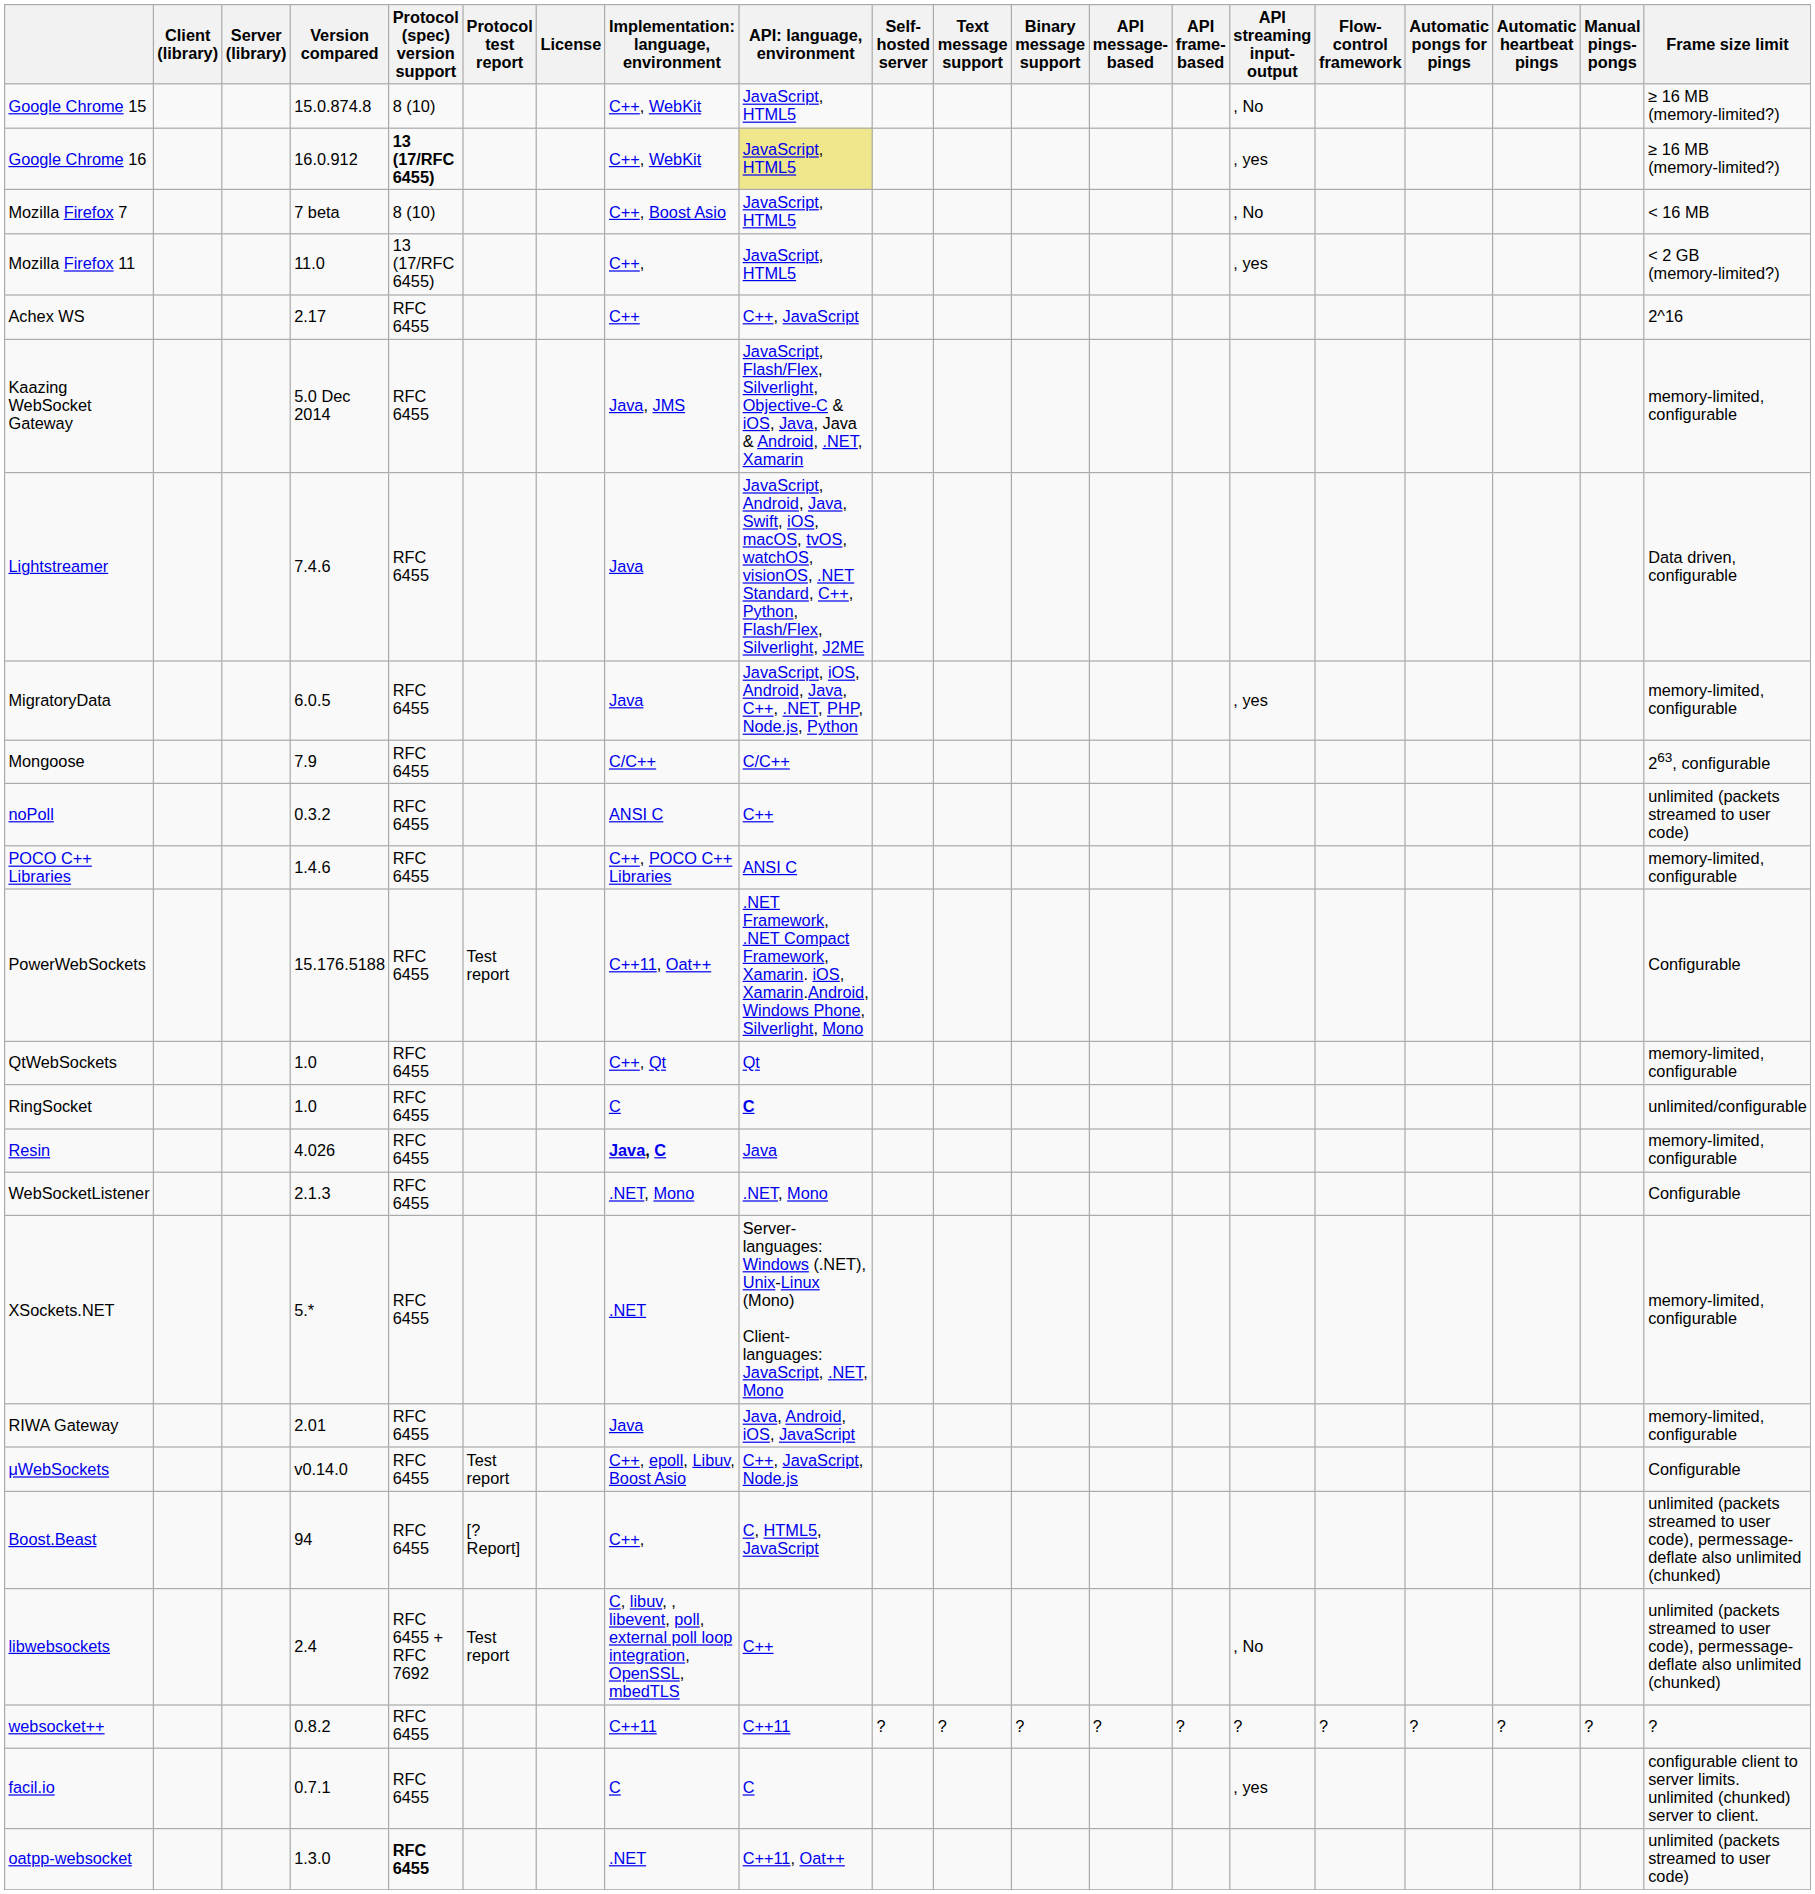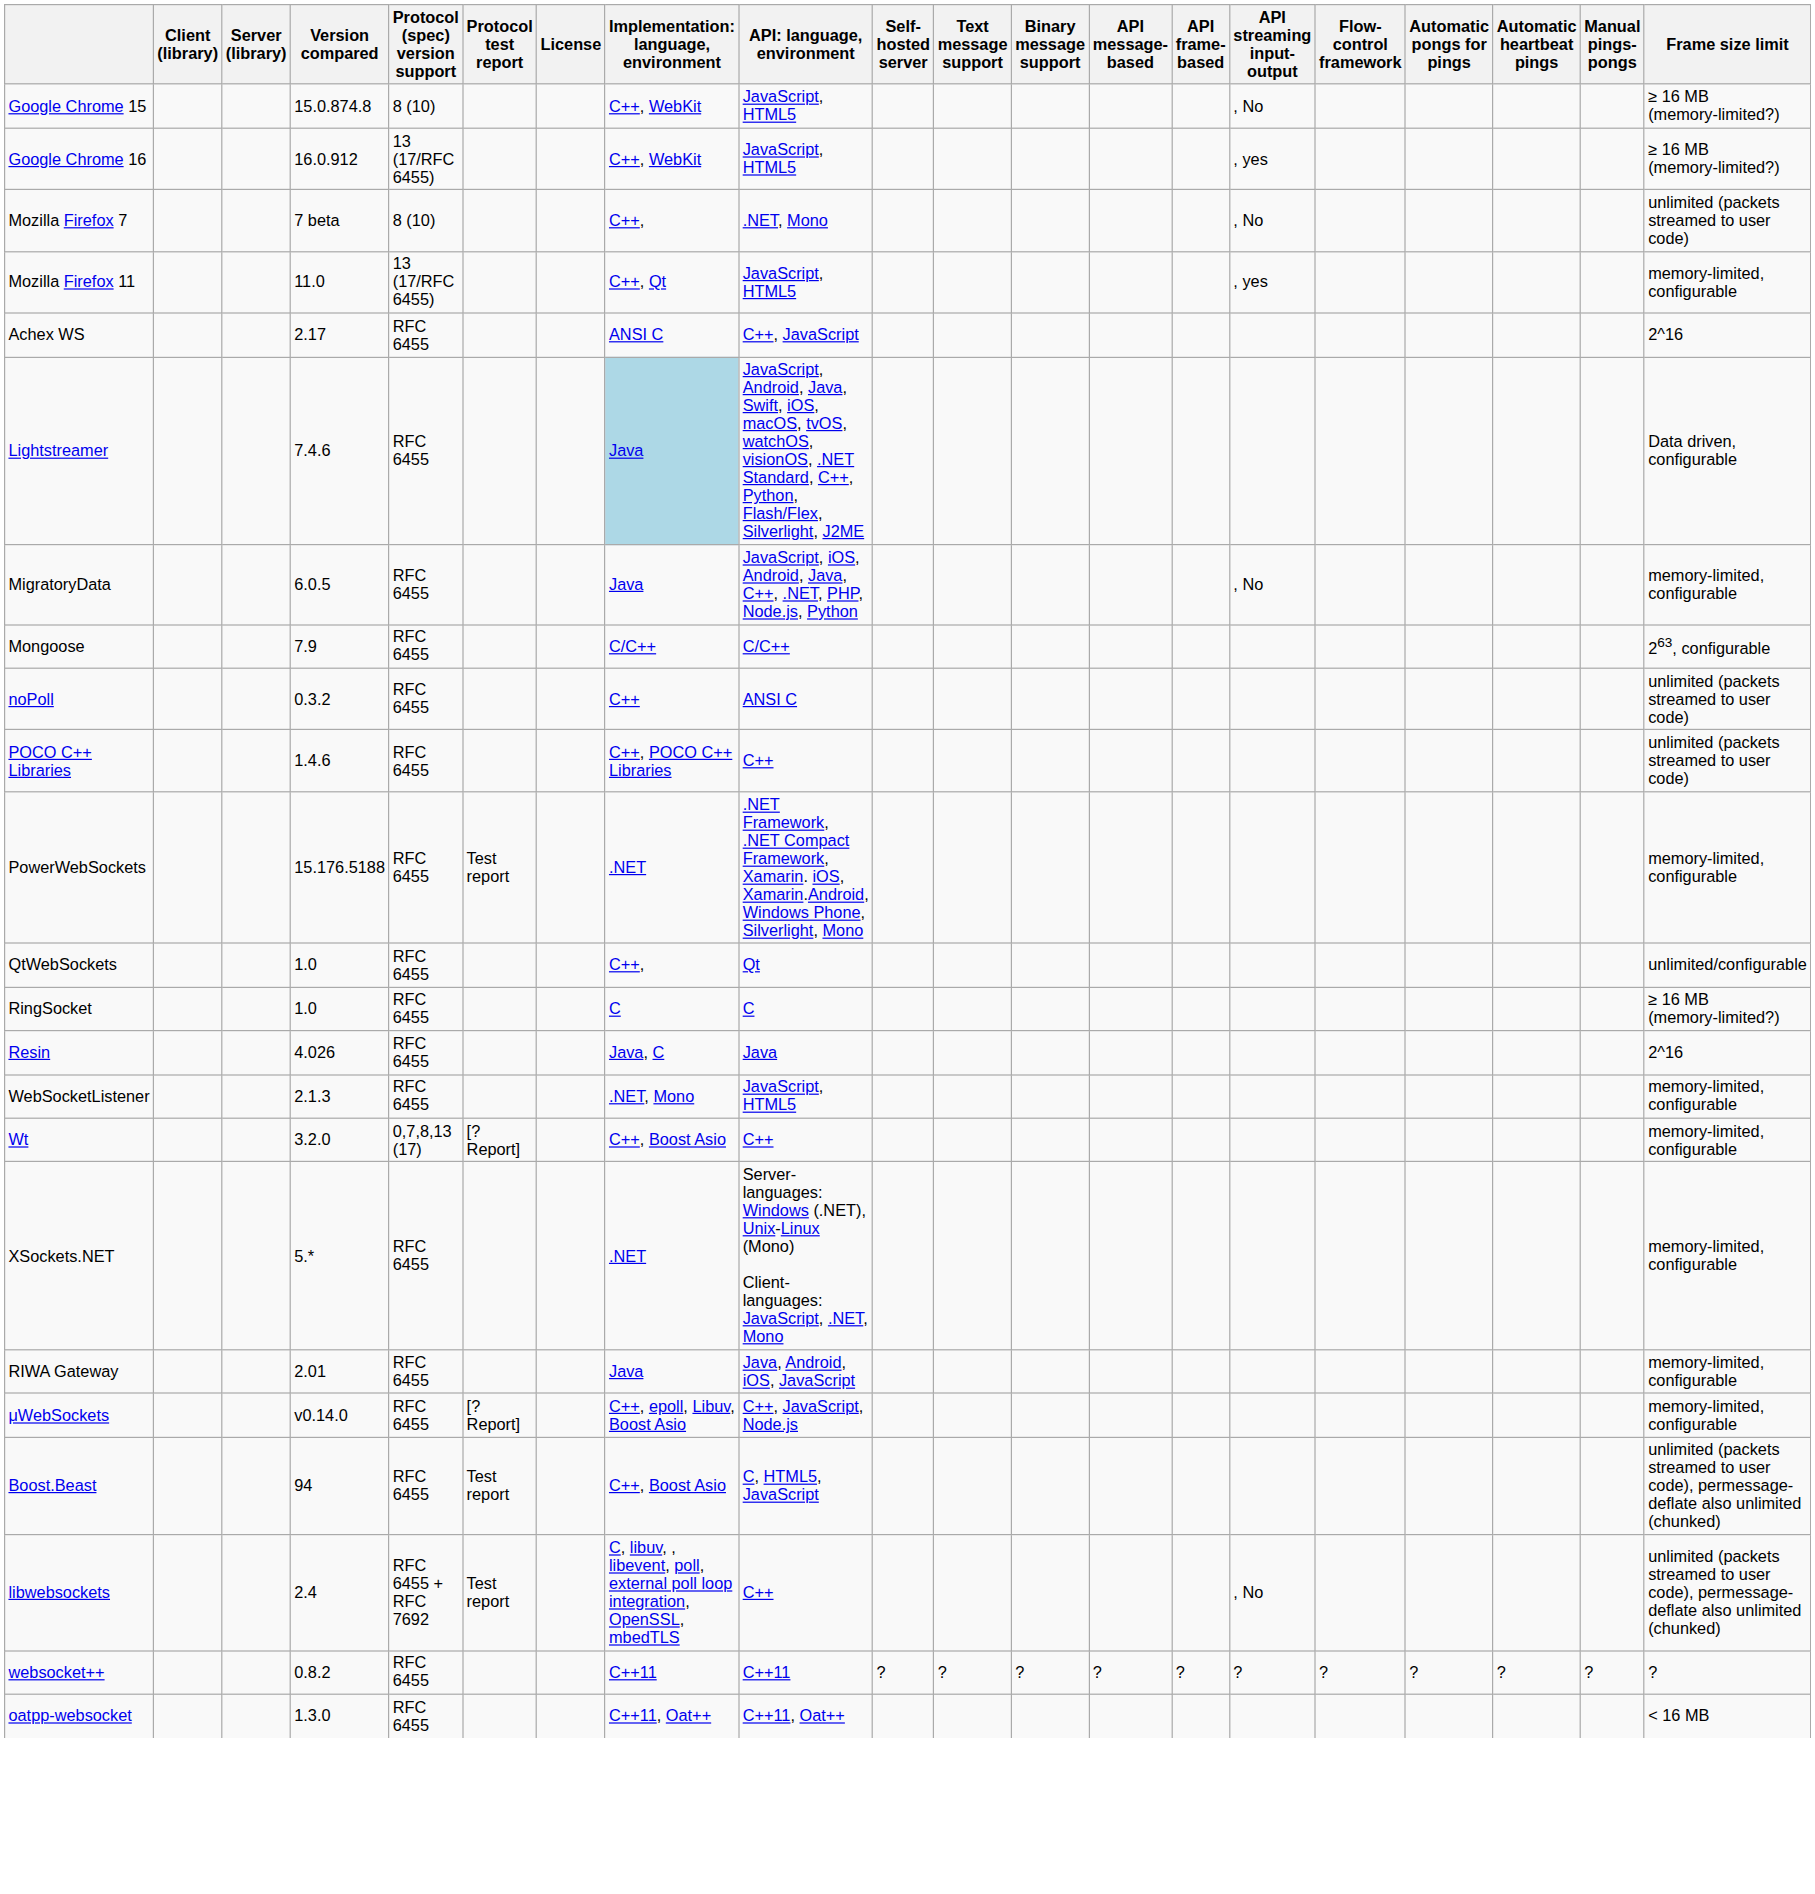(424, 159) bold -> (424, 159) normal
(783, 159) khaki background -> (783, 159) no background
(667, 211) C++, Boost Asio -> (627, 220) C++,
(783, 211) JavaScript, HTML5 -> (785, 220) .NET, Mono
(1679, 211) < 16 MB -> (1714, 220) unlimited (packets streamed to user code)
(627, 264) C++, -> (638, 282) C++, Qt
(1714, 264) < 2 GB (memory-limited?) -> (1706, 282) memory-limited, configurable
(624, 317) C++ -> (636, 335) ANSI C
- row: (50, 405)
(626, 566) no background -> (626, 450) lightblue background
(1251, 700) , yes -> (1248, 584) , No
(636, 814) ANSI C -> (624, 699) C++
(758, 814) C++ -> (770, 699) ANSI C
(770, 867) ANSI C -> (758, 760) C++
(1706, 867) memory-limited, configurable -> (1714, 760) unlimited (packets streamed to user code)
(660, 965) C++11, Oat++ -> (628, 867) .NET
(1694, 965) Configurable -> (1706, 867) memory-limited, configurable
(638, 1062) C++, Qt -> (627, 965) C++,
(1706, 1062) memory-limited, configurable -> (1728, 965) unlimited/configurable
(749, 1106) bold -> (749, 1008) normal
(1728, 1106) unlimited/configurable -> (1714, 1008) ≥ 16 MB (memory-limited?)
(638, 1150) bold -> (637, 1052) normal
(1706, 1150) memory-limited, configurable -> (1666, 1052) 2^16
(785, 1194) .NET, Mono -> (783, 1096) JavaScript, HTML5
(1694, 1194) Configurable -> (1706, 1096) memory-limited, configurable
+ row: (18, 1140)
(488, 1469) Test report -> (493, 1415) [? Report]
(1694, 1469) Configurable -> (1706, 1415) memory-limited, configurable
(493, 1540) [? Report] -> (488, 1486) Test report
(627, 1540) C++, -> (667, 1486) C++, Boost Asio
- row: (32, 1788)
(411, 1858) bold -> (411, 1716) normal
(628, 1858) .NET -> (660, 1716) C++11, Oat++
(1714, 1858) unlimited (packets streamed to user code) -> (1679, 1716) < 16 MB
